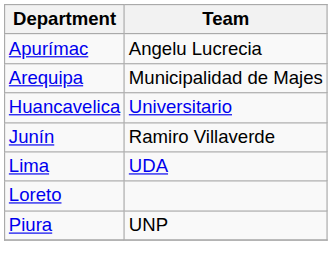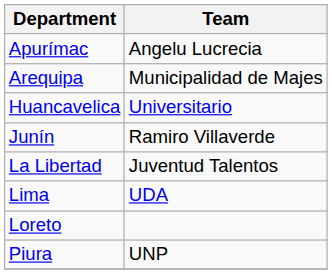+ row: (55, 166)
